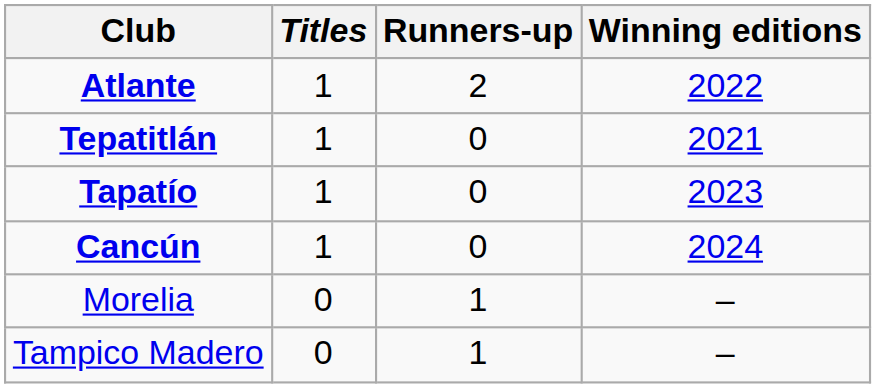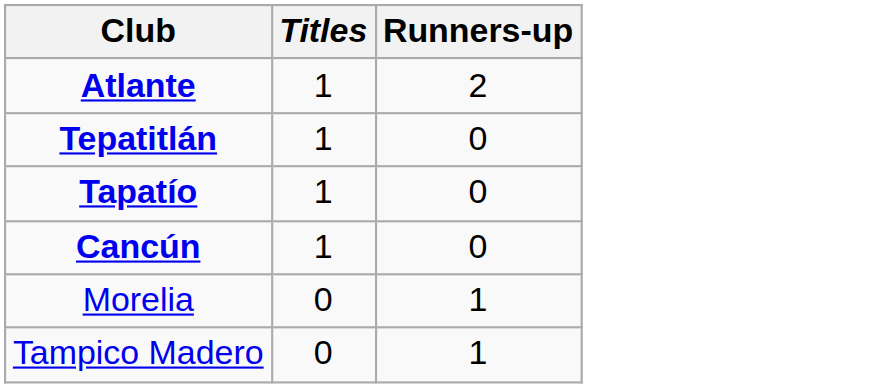- column: (725, 31)
